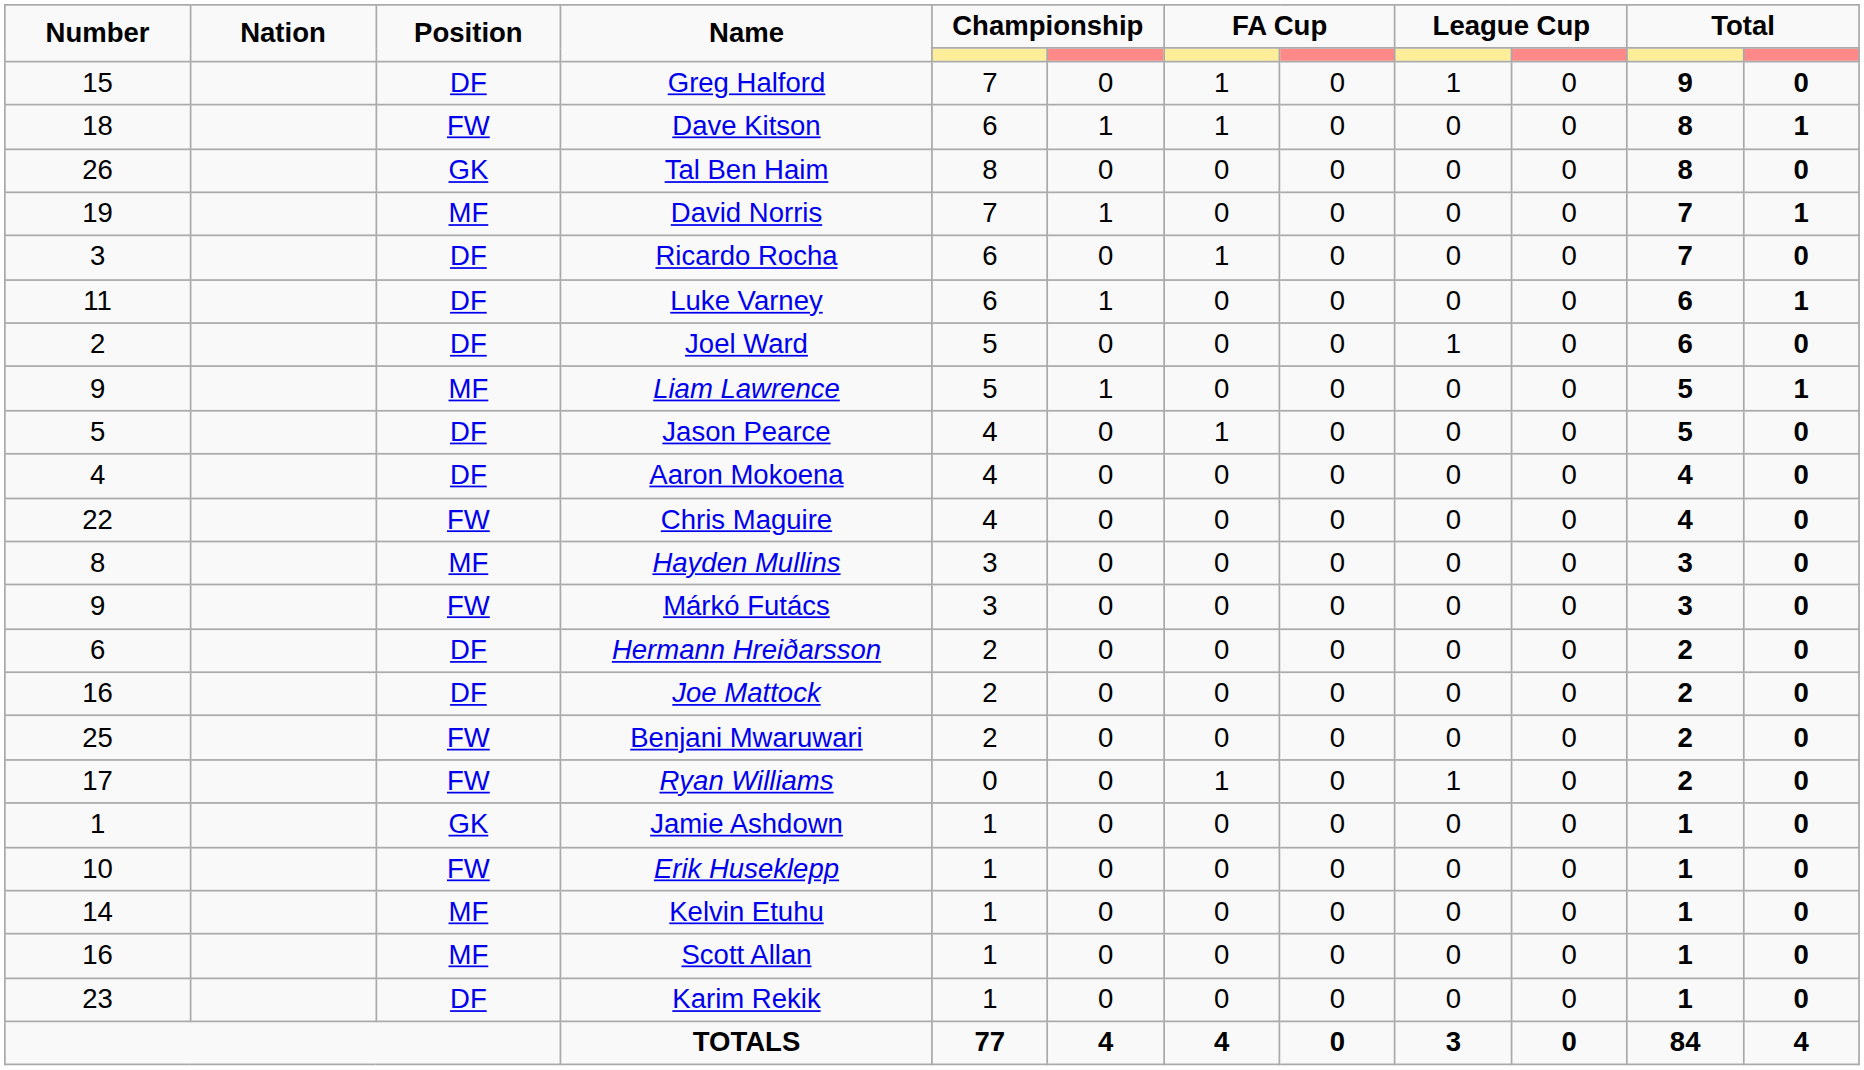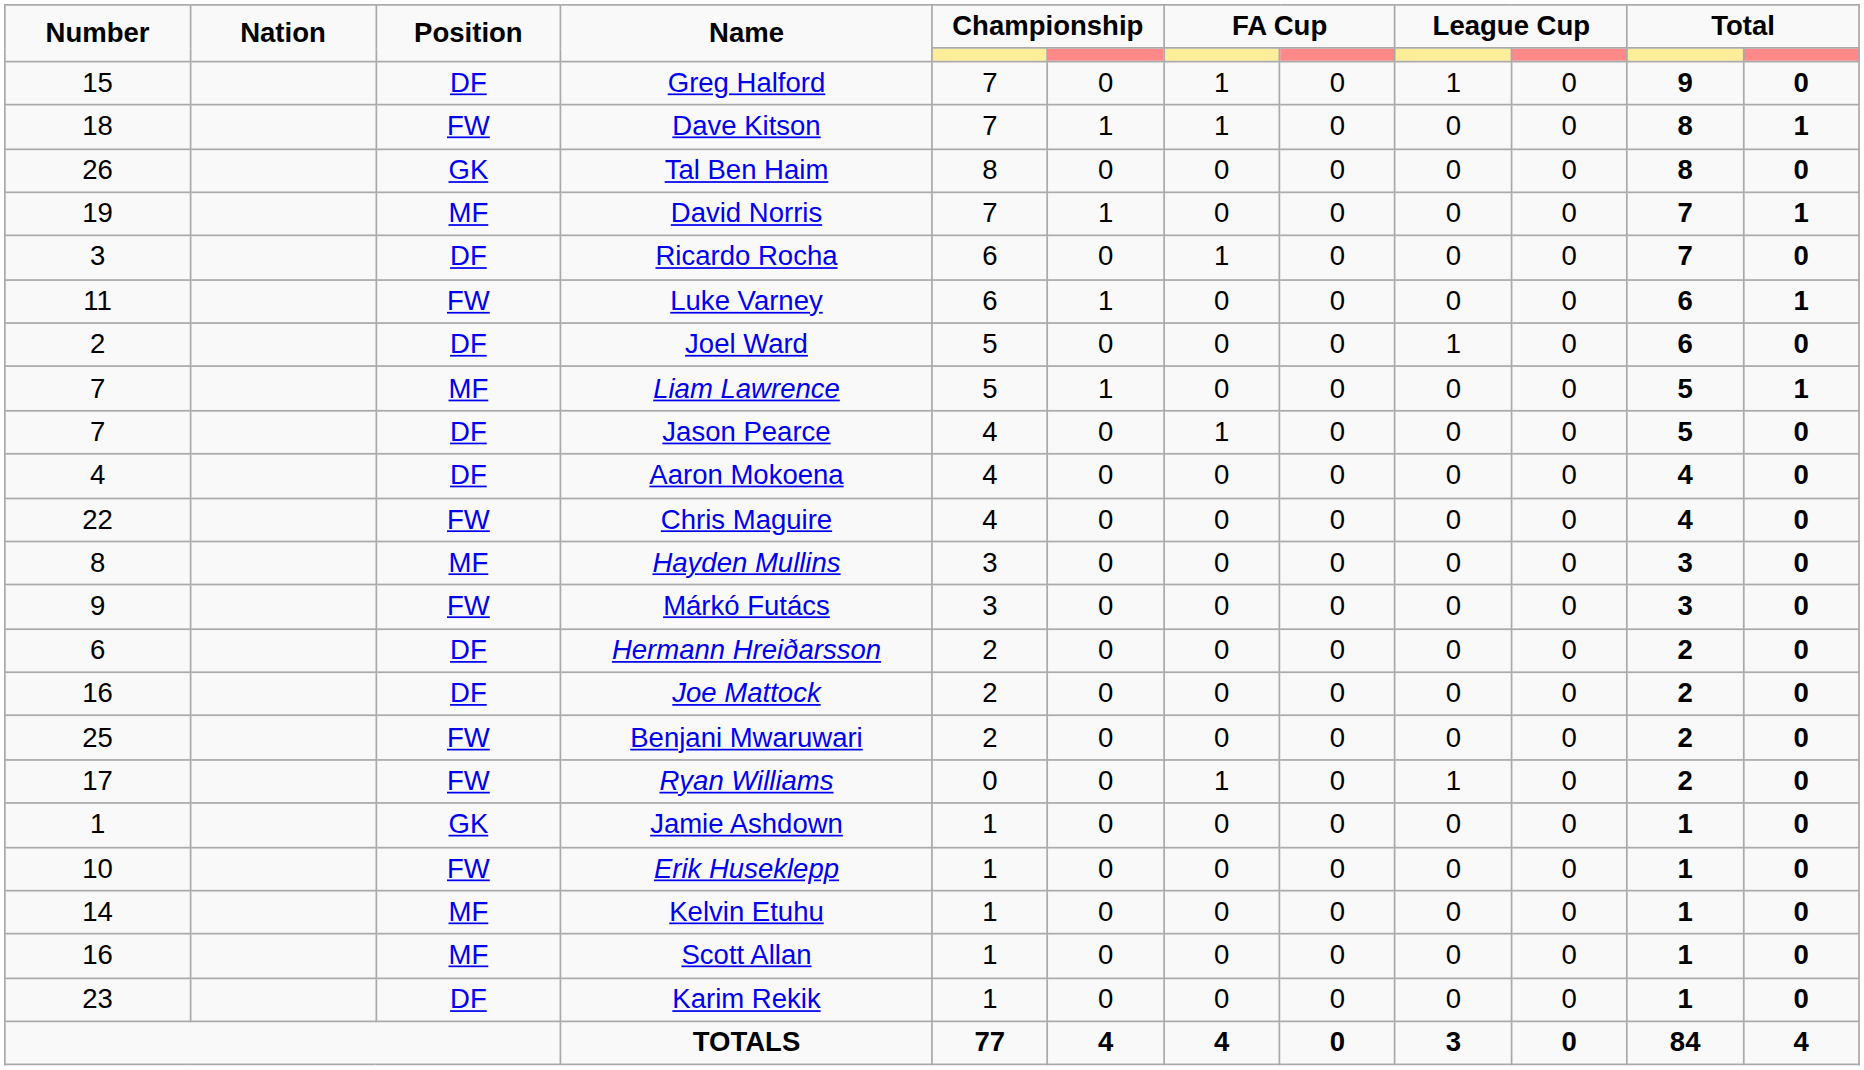(990, 126) 6 -> (990, 126) 7
(468, 300) DF -> (468, 300) FW
(98, 388) 9 -> (98, 388) 7
(98, 431) 5 -> (98, 431) 7
